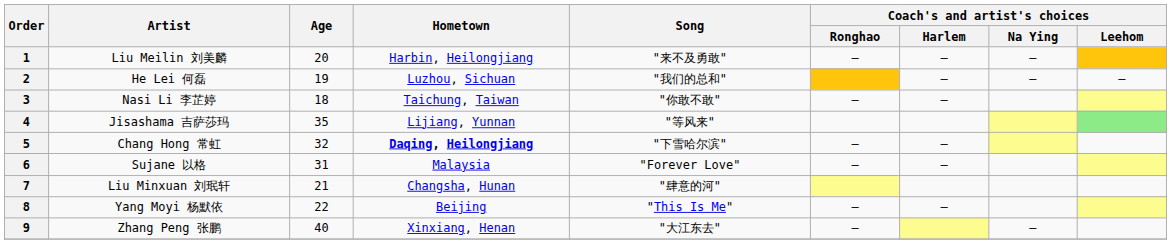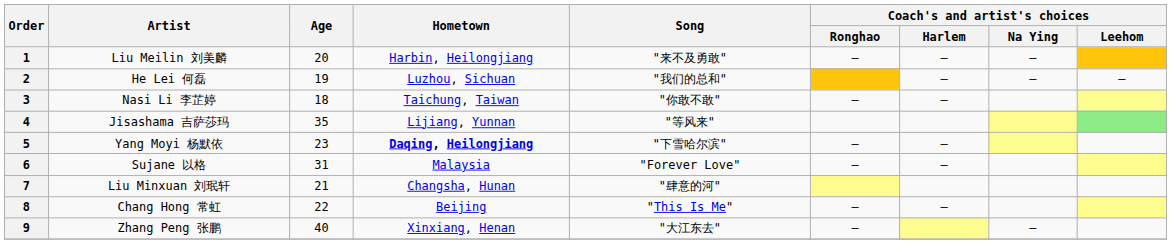(169, 143) Chang Hong 常虹 -> (169, 143) Yang Moyi 杨默依
(321, 143) 32 -> (321, 143) 23
(169, 207) Yang Moyi 杨默依 -> (169, 207) Chang Hong 常虹
